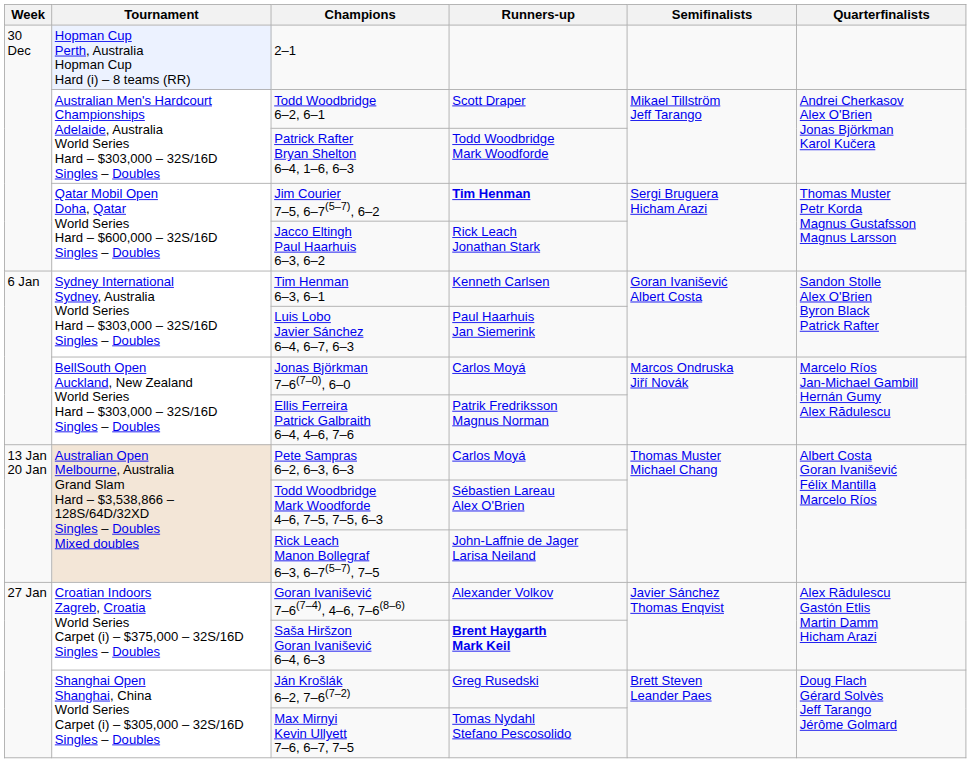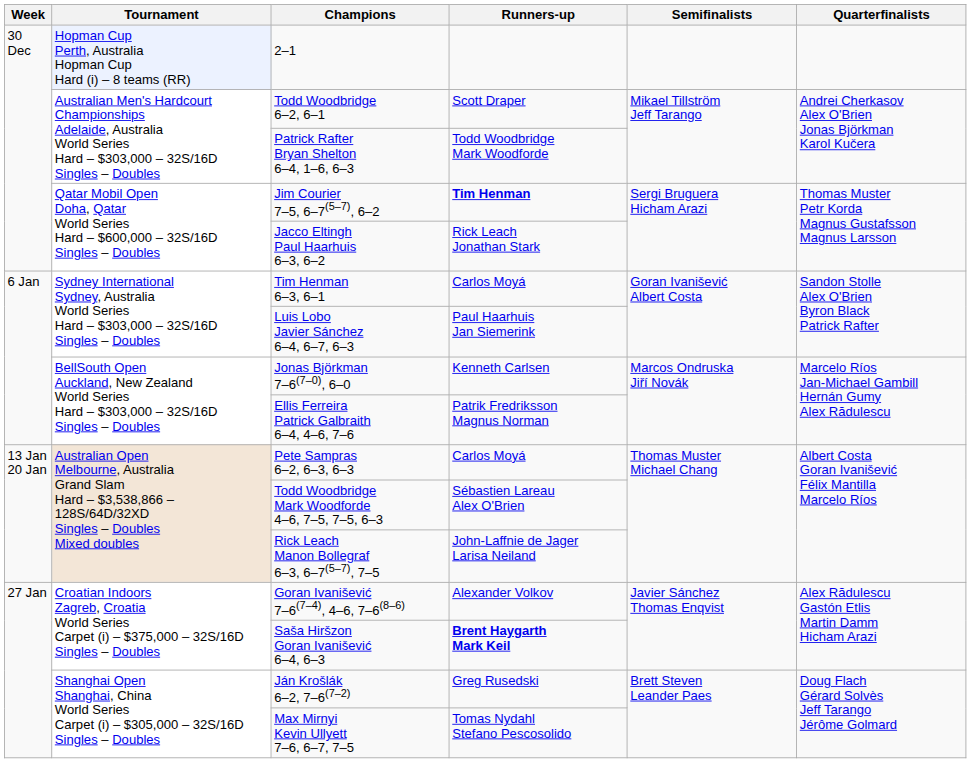(501, 282) Kenneth Carlsen -> (489, 282) Carlos Moyá
(489, 367) Carlos Moyá -> (501, 367) Kenneth Carlsen
